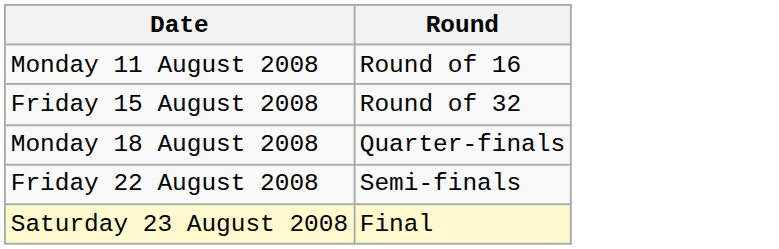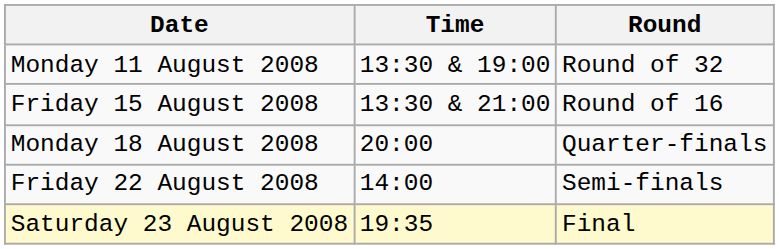+ column: (455, 25)
(440, 65) Round of 16 -> (643, 65) Round of 32
(440, 105) Round of 32 -> (643, 105) Round of 16
